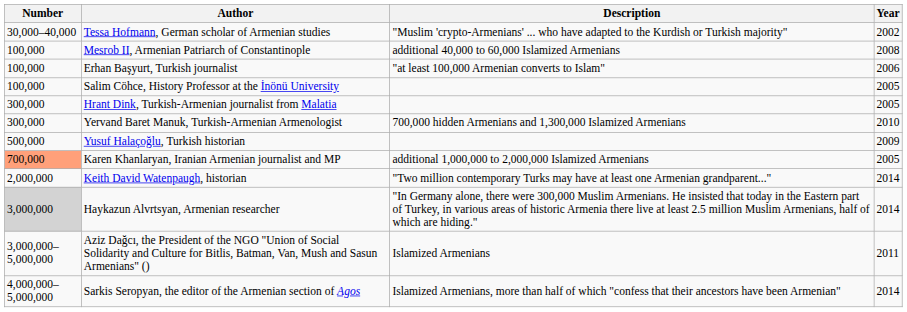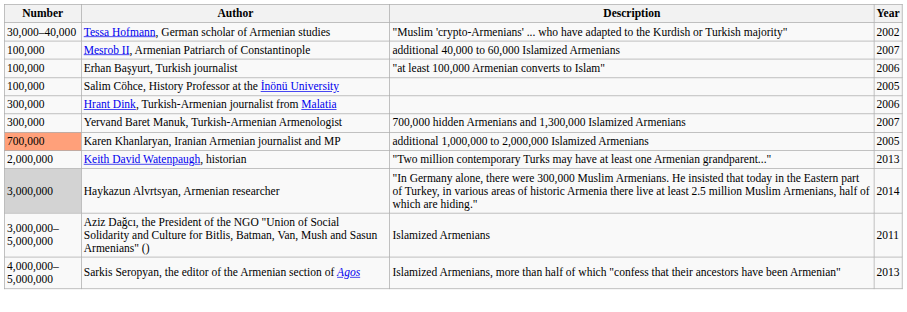(888, 50) 2008 -> (888, 50) 2007
(888, 104) 2005 -> (888, 104) 2006
(888, 123) 2010 -> (888, 123) 2007
- row: (164, 141)
(888, 178) 2014 -> (888, 159) 2013
(888, 291) 2014 -> (888, 272) 2013
